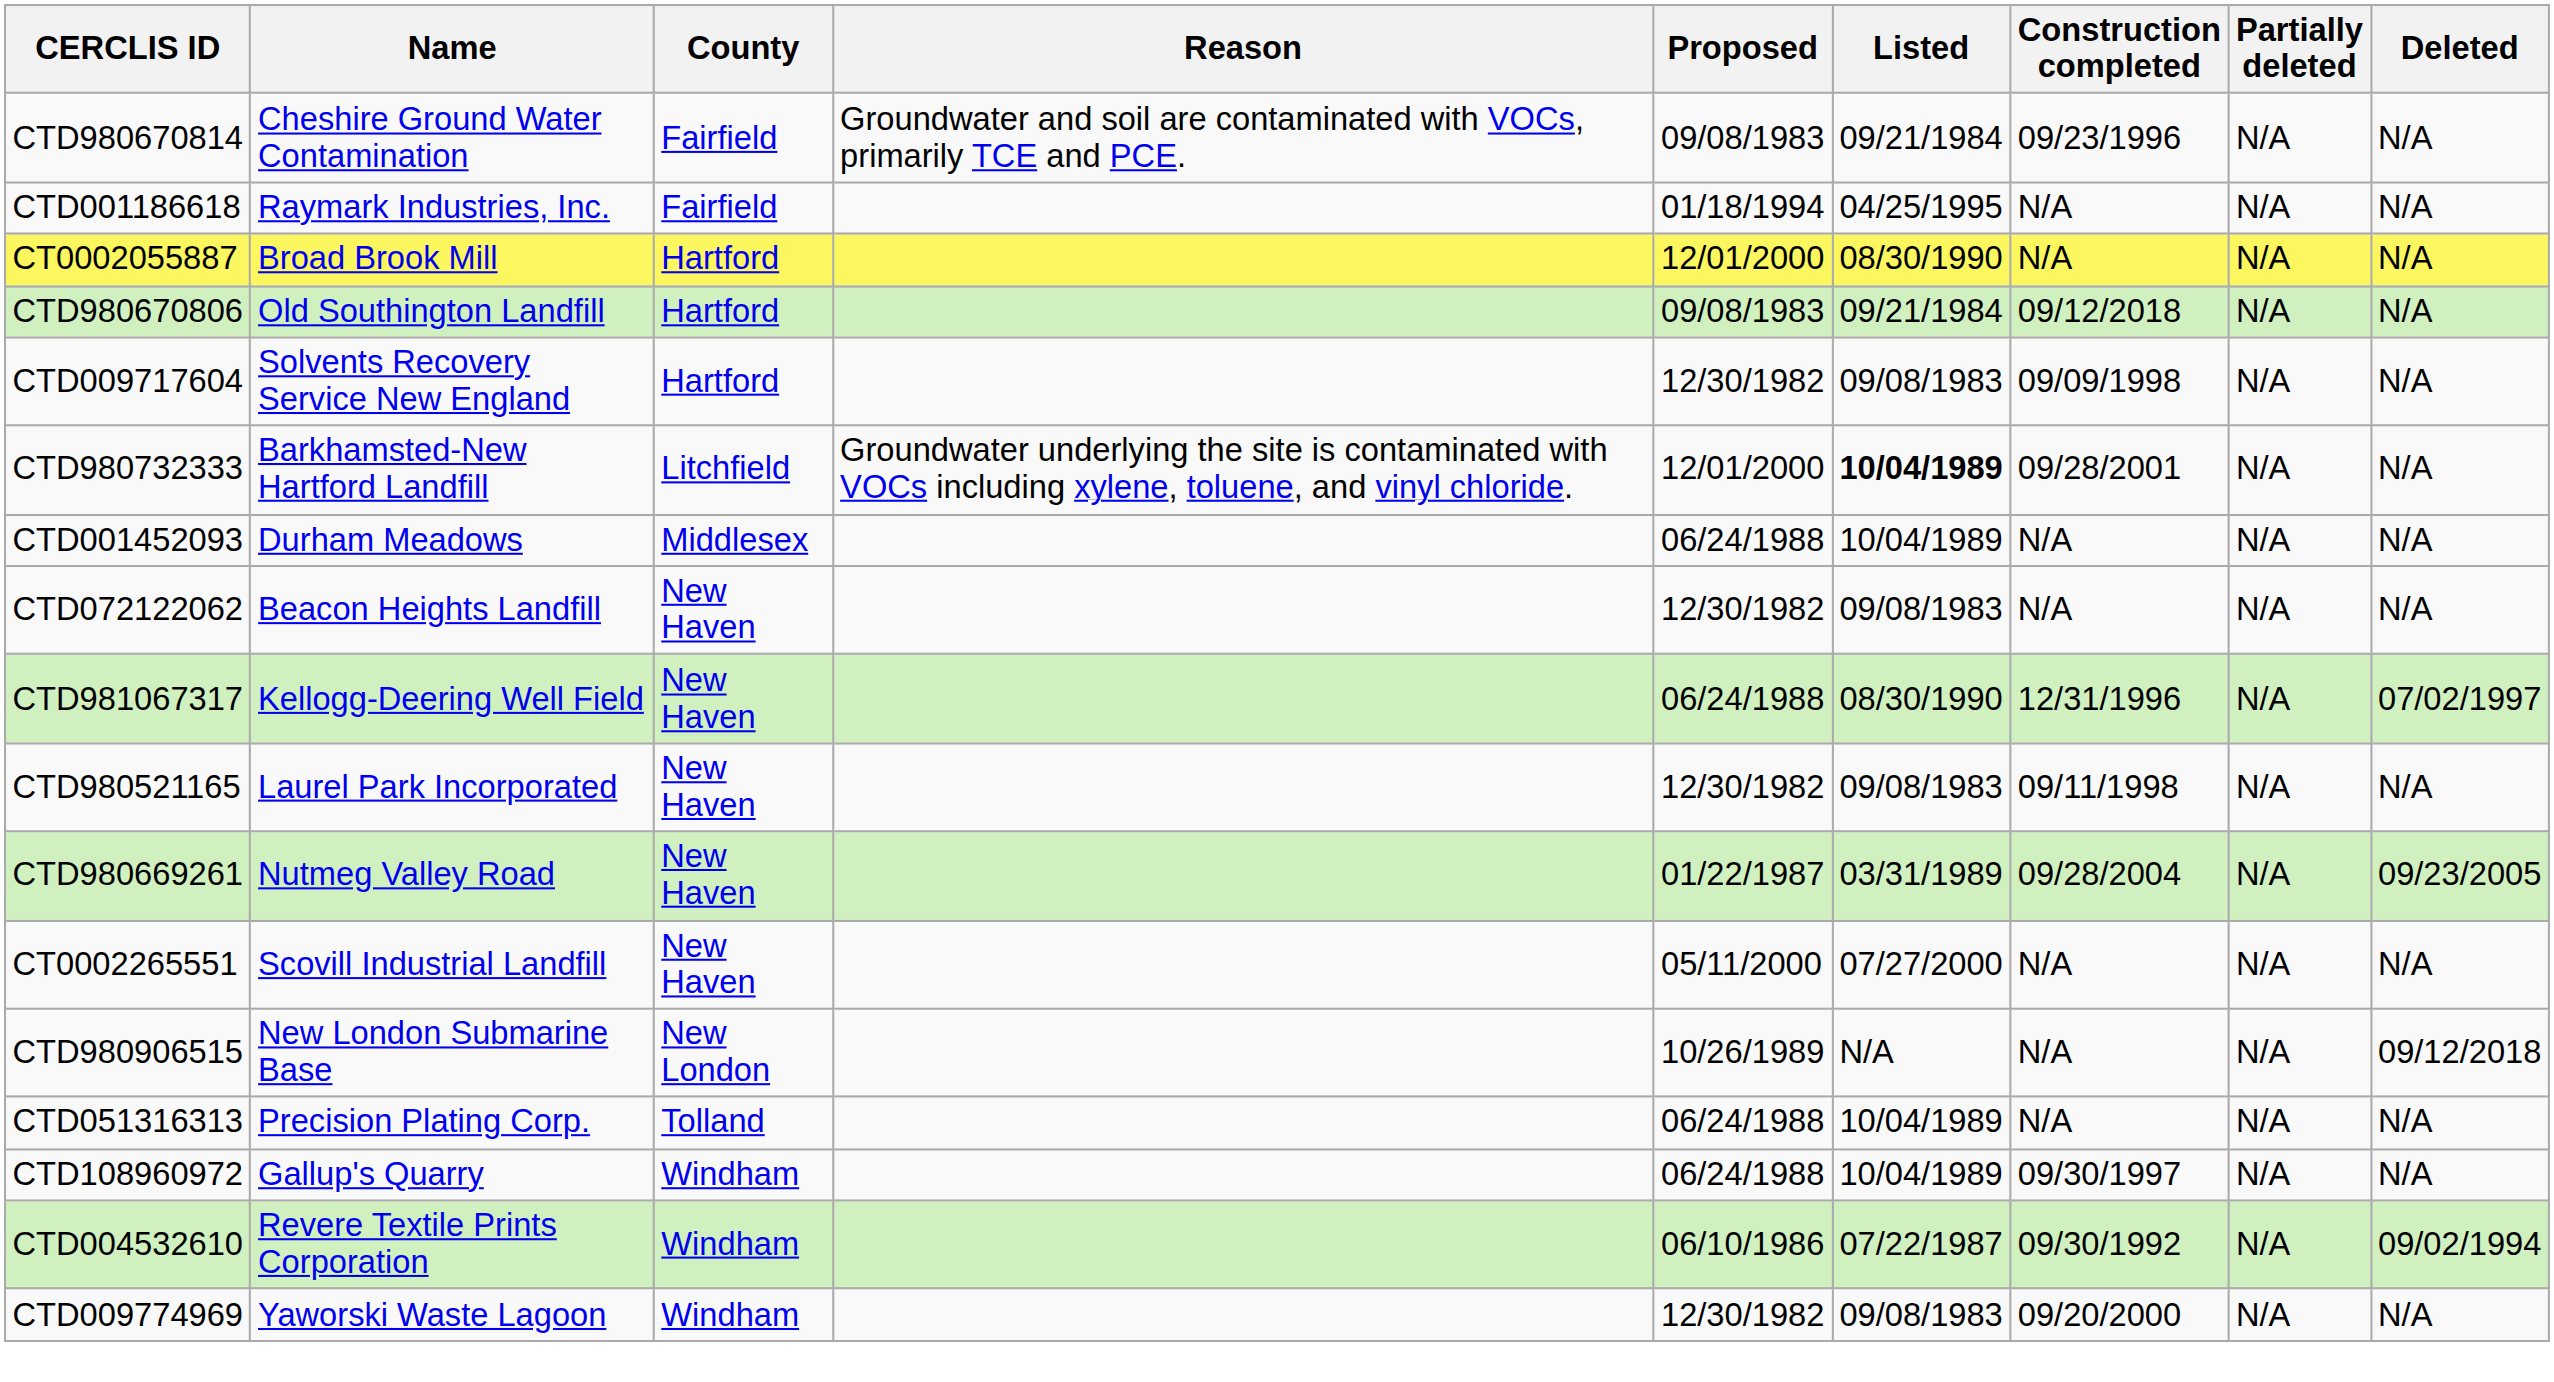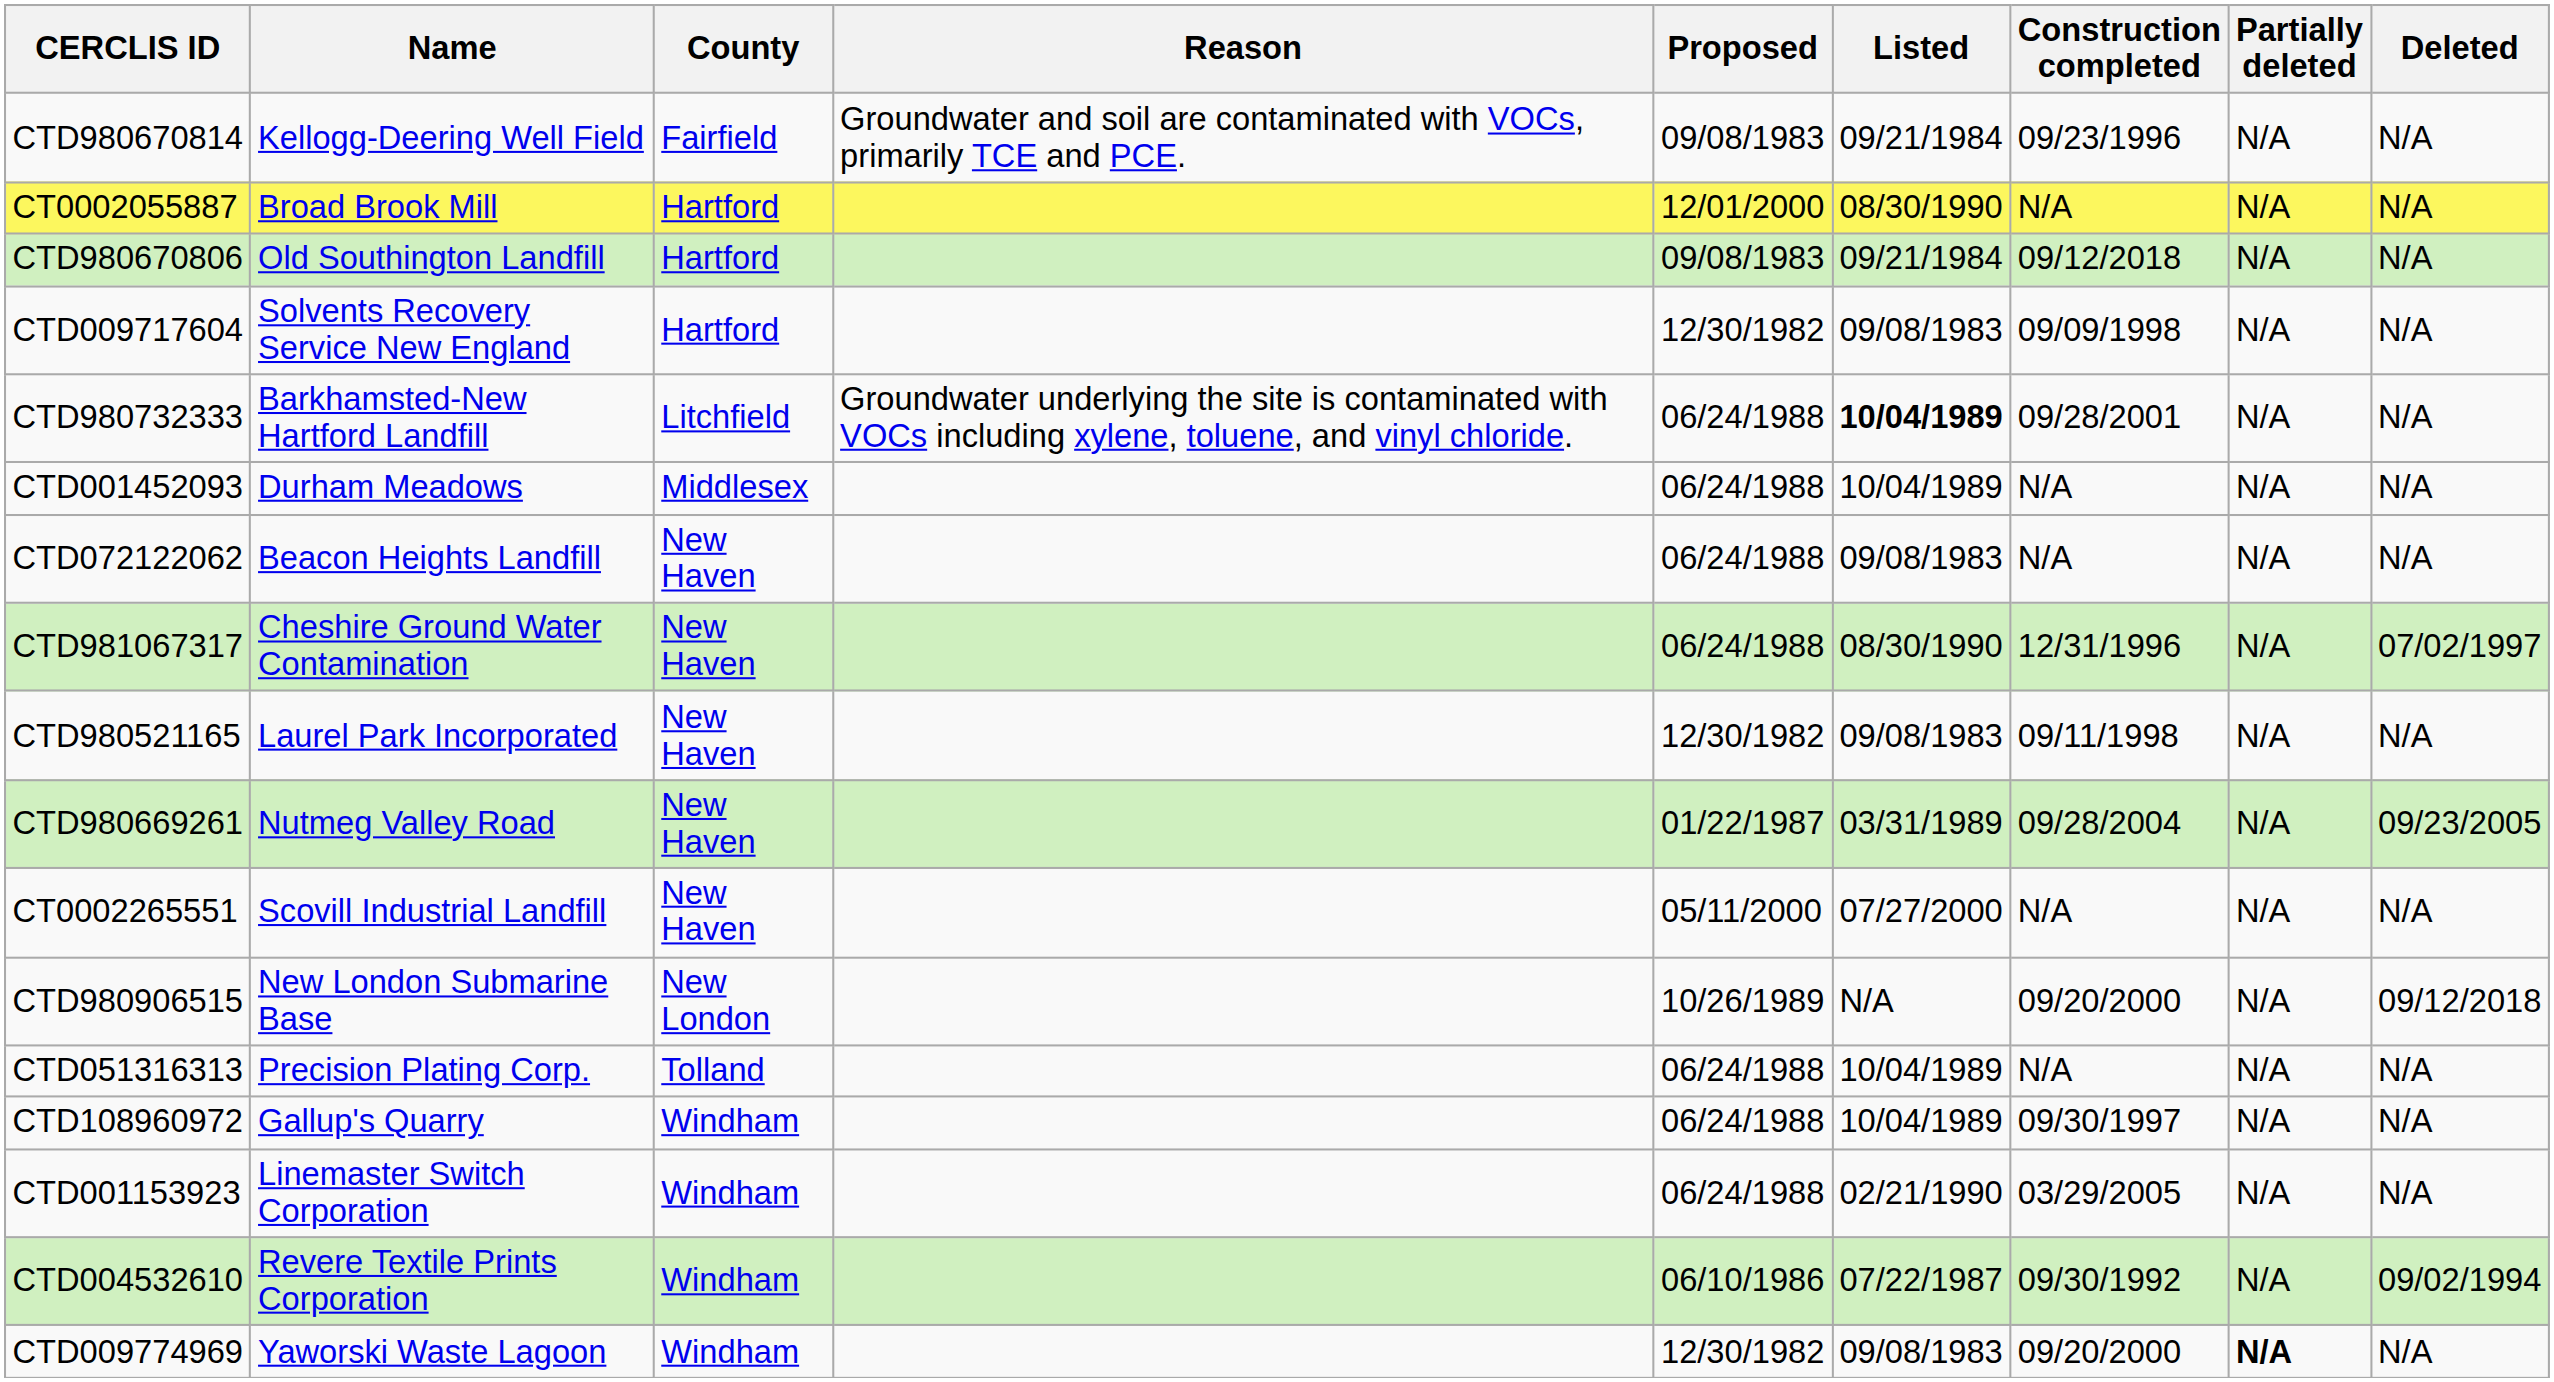(430, 137) Cheshire Ground Water Contamination -> (451, 137) Kellogg-Deering Well Field
- row: (127, 207)
(1743, 469) 12/01/2000 -> (1743, 417) 06/24/1988
(1743, 609) 12/30/1982 -> (1743, 557) 06/24/1988
(451, 698) Kellogg-Deering Well Field -> (430, 646) Cheshire Ground Water Contamination
(2045, 1052) N/A -> (2099, 1000) 09/20/2000
+ row: (127, 1192)
(2263, 1314) normal -> (2264, 1351) bold
